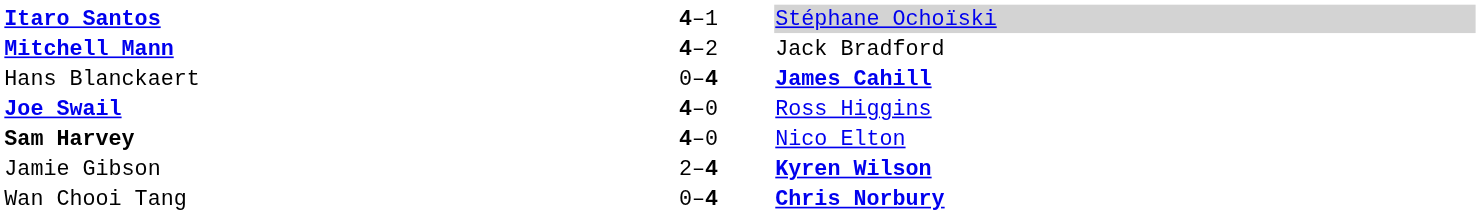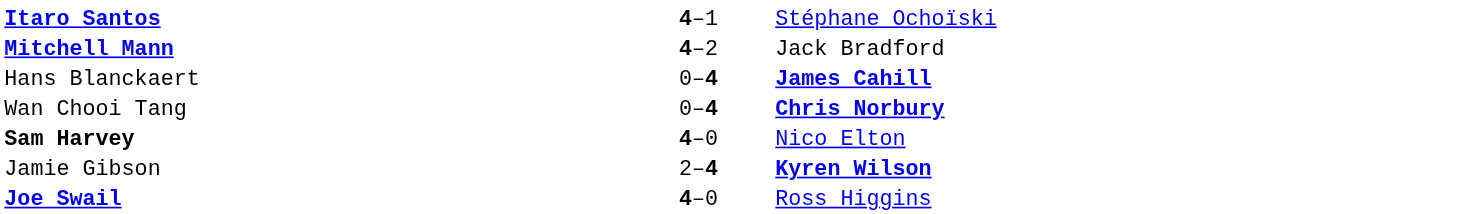(886, 19) lightgrey background -> (886, 19) no background
rows swapped: (96, 199) <-> (63, 109)
